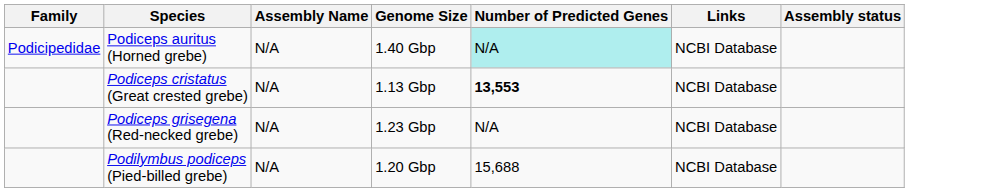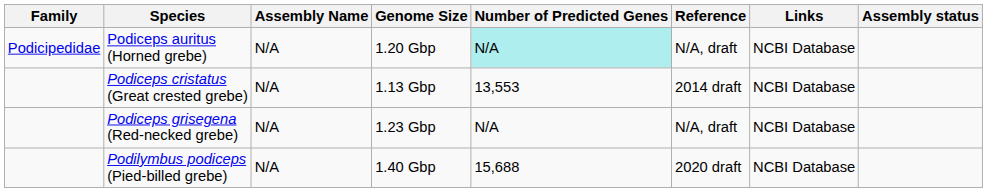+ column: (711, 16)
(405, 47) 1.40 Gbp -> (405, 47) 1.20 Gbp
(497, 87) bold -> (497, 87) normal
(405, 167) 1.20 Gbp -> (405, 167) 1.40 Gbp
